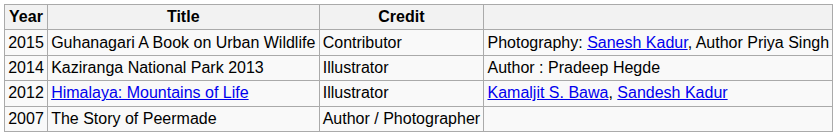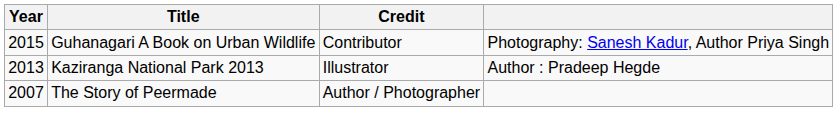(26, 67) 2014 -> (26, 67) 2013
- row: (150, 93)
